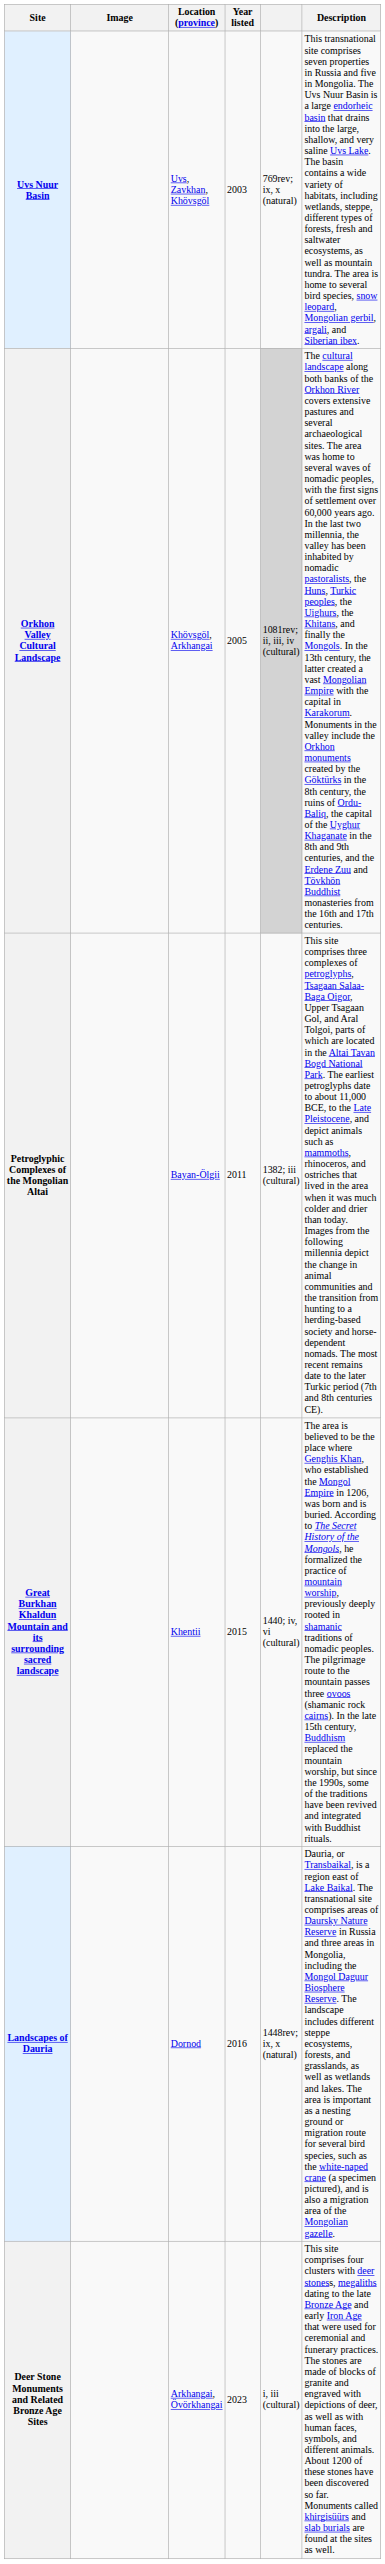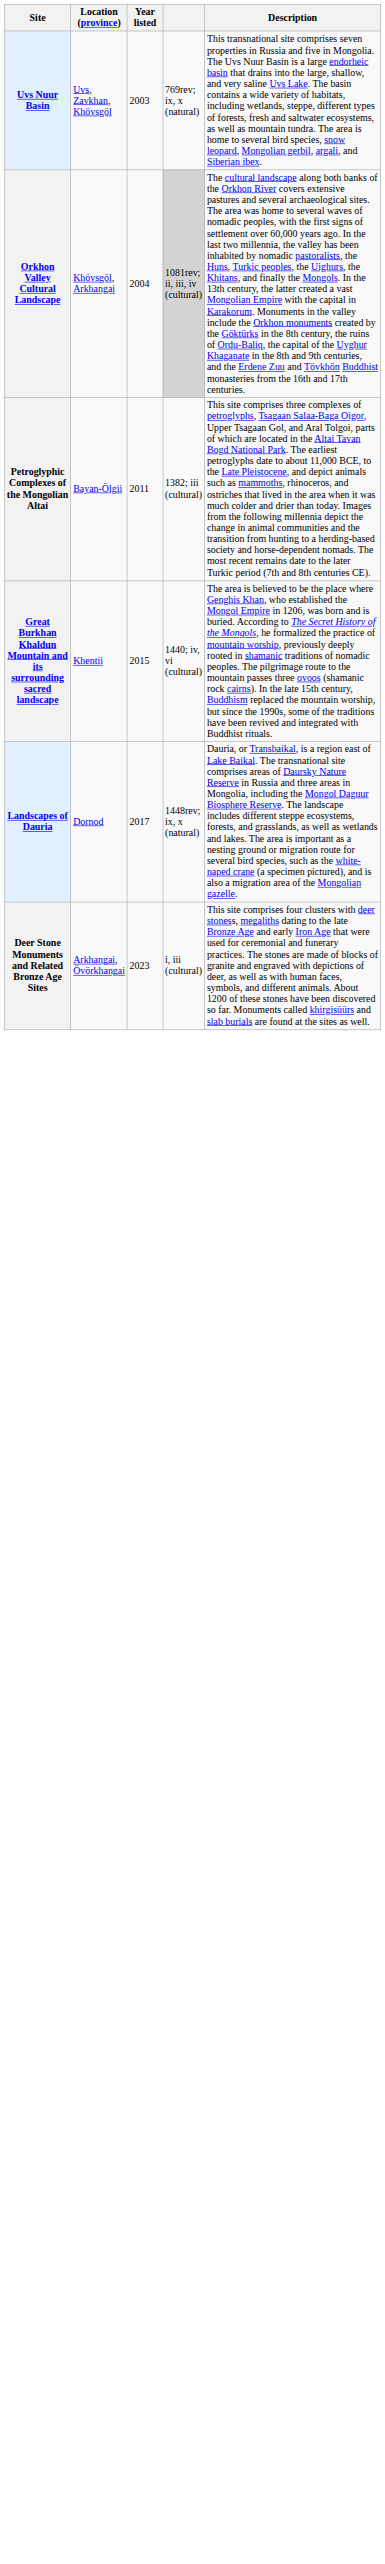- column: (120, 17)
(237, 640) 2005 -> (139, 283) 2004
(237, 2044) 2016 -> (139, 822) 2017
